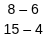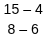rows swapped: (23, 10) <-> (23, 29)
